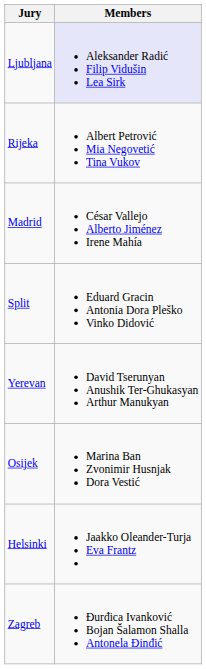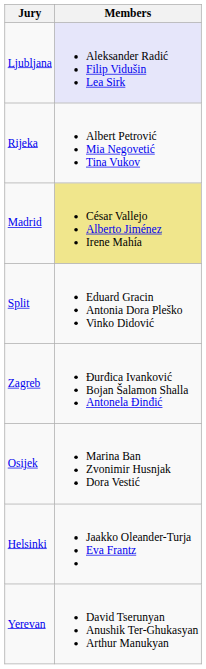(128, 230) no background -> (128, 230) khaki background
rows swapped: (27, 383) <-> (24, 624)
